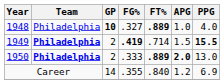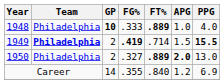(131, 27) .327 -> (131, 27) .333
(67, 57) bold -> (67, 57) normal
(131, 57) .333 -> (131, 57) .327
